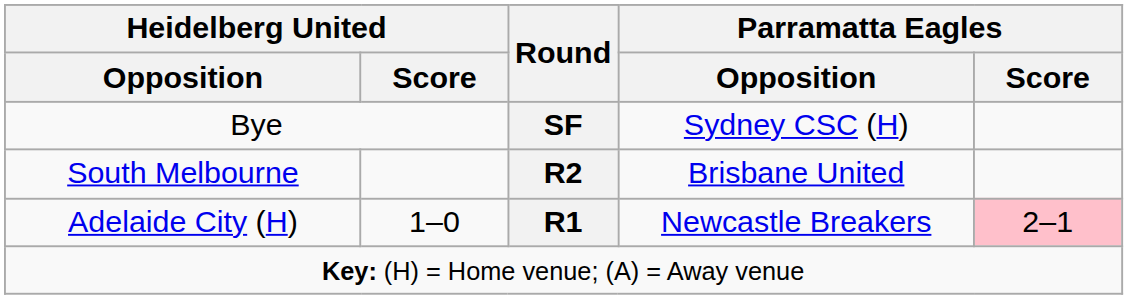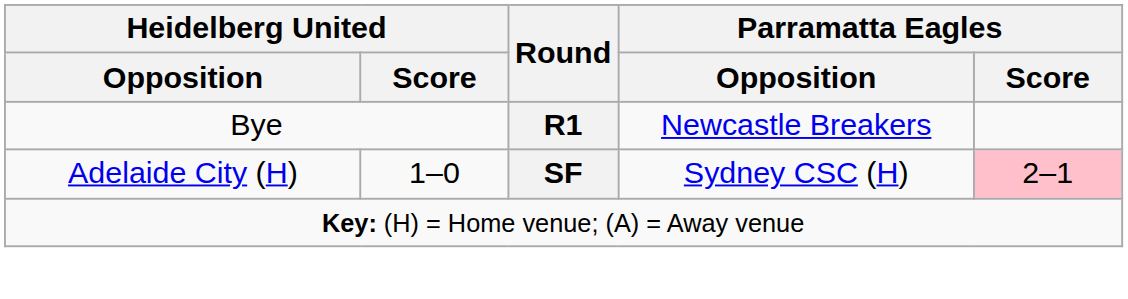(563, 125) SF -> (563, 125) R1
(796, 125) Sydney CSC (H) -> (796, 125) Newcastle Breakers
- row: (183, 173)
(563, 221) R1 -> (563, 173) SF
(796, 221) Newcastle Breakers -> (796, 173) Sydney CSC (H)
